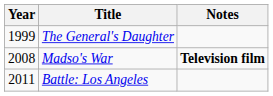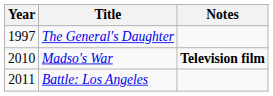(22, 36) 1999 -> (22, 36) 1997
(22, 58) 2008 -> (22, 58) 2010
